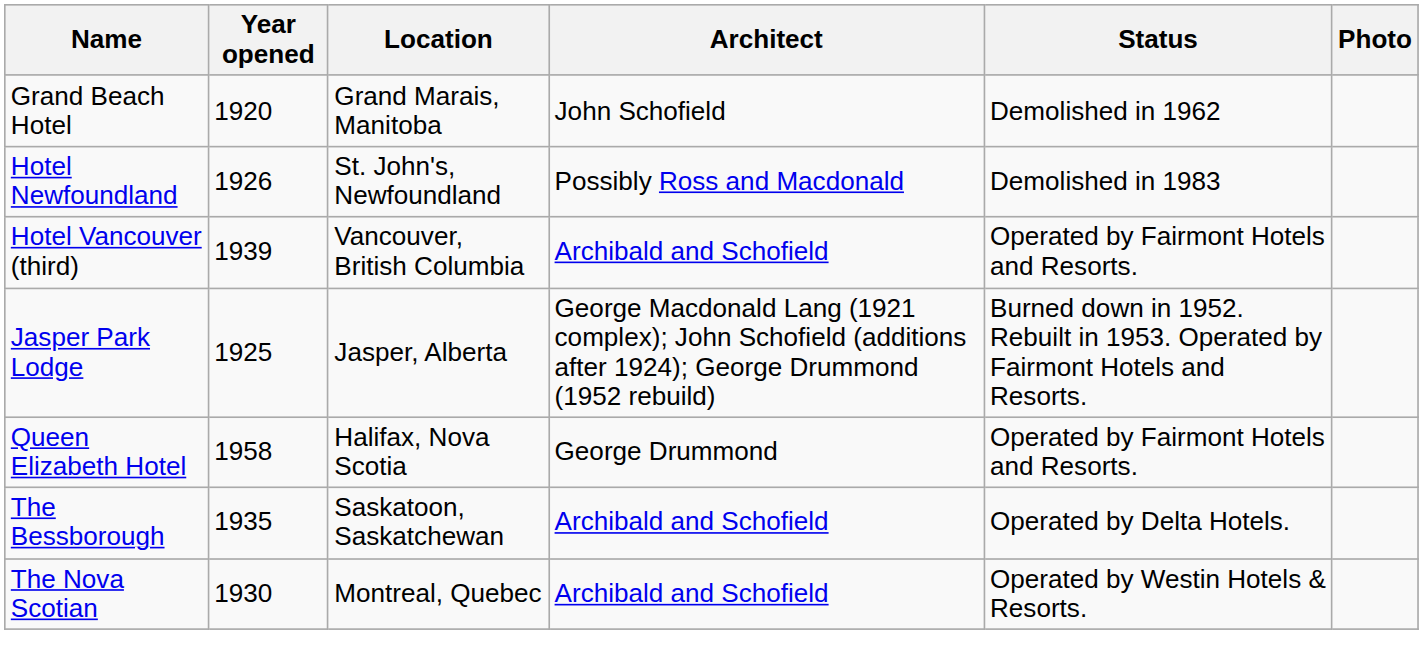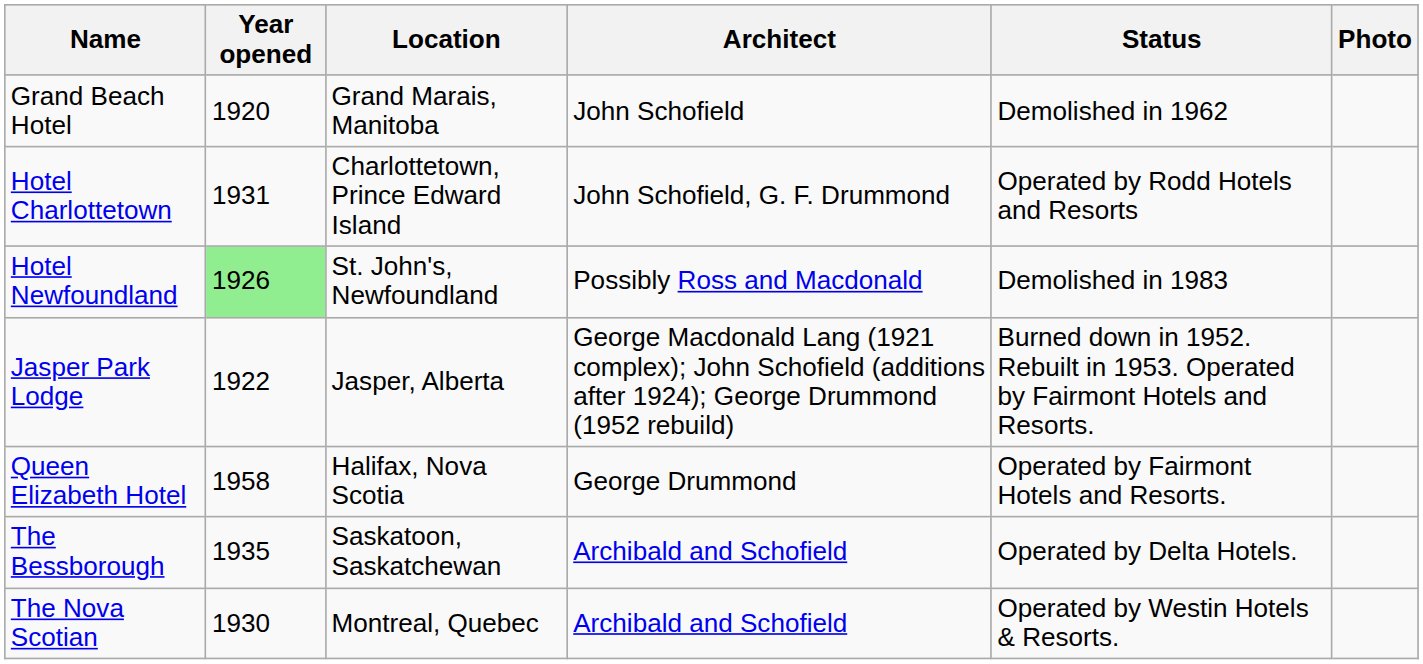+ row: (91, 195)
(243, 181) no background -> (241, 281) lightgreen background
- row: (106, 251)
(243, 351) 1925 -> (241, 381) 1922
